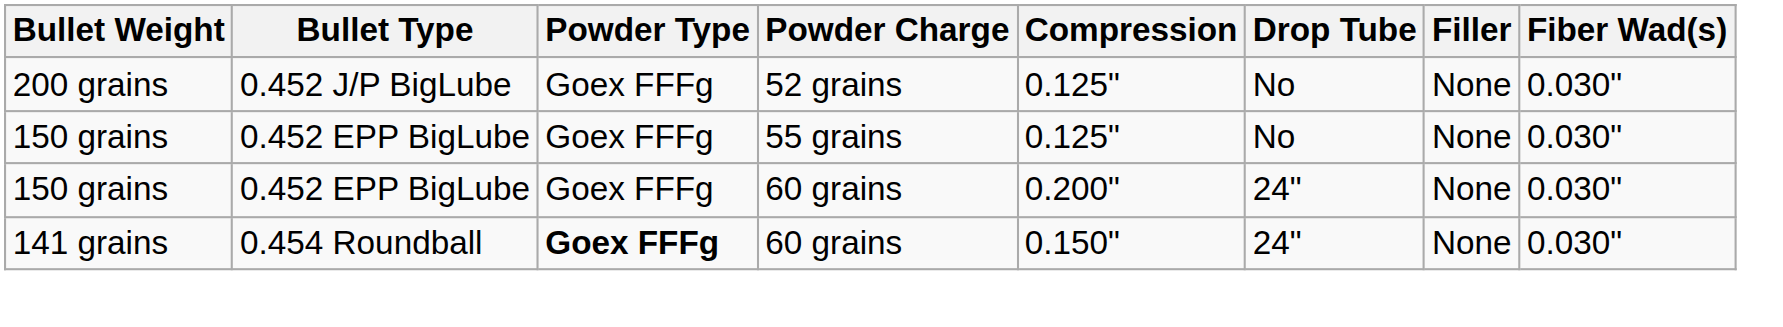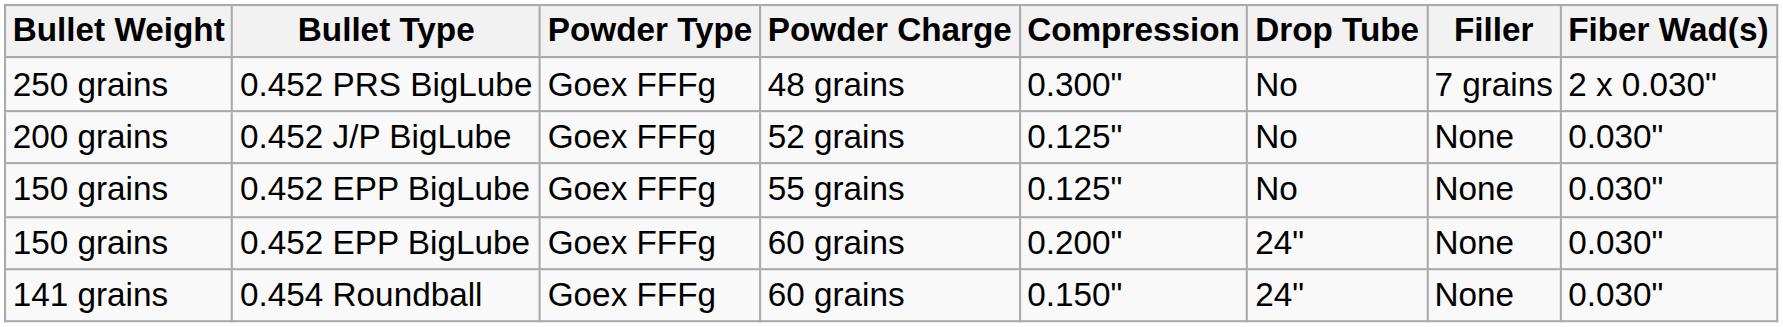+ row: (90, 83)
(632, 242) bold -> (632, 294) normal
